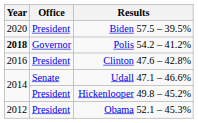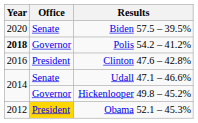(51, 28) President -> (46, 28) Senate
(51, 93) President -> (51, 93) Governor
(51, 110) no background -> (51, 110) gold background
